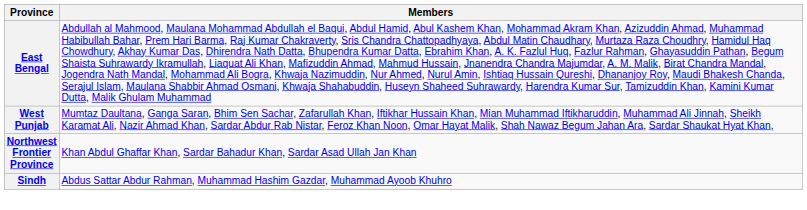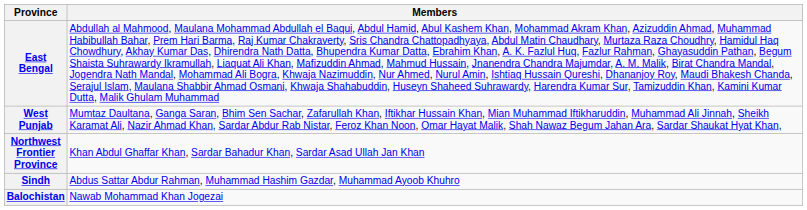+ row: (36, 197)
